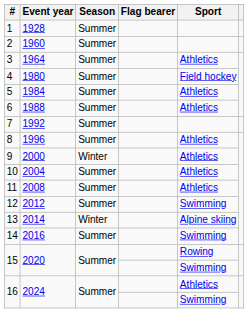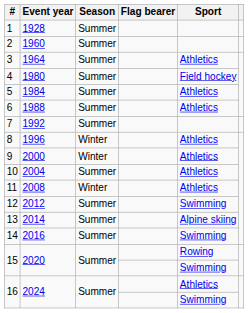(97, 140) Summer -> (93, 140) Winter
(97, 188) Summer -> (93, 188) Winter
(93, 220) Winter -> (97, 220) Summer
